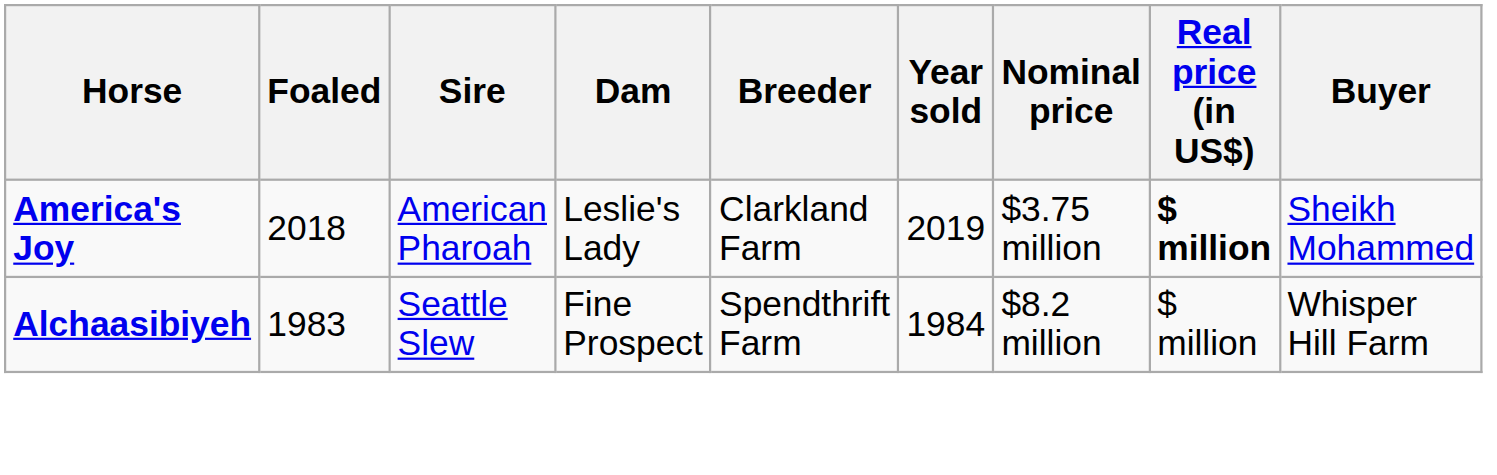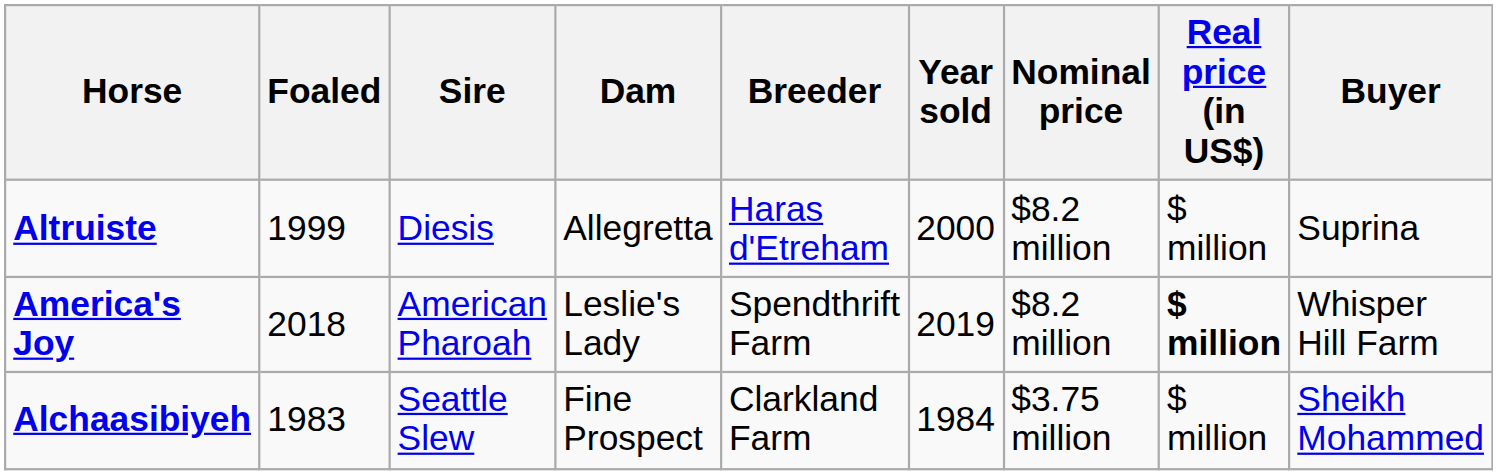+ row: (85, 227)
(794, 227) Clarkland Farm -> (814, 323) Spendthrift Farm
(1052, 227) $3.75 million -> (1061, 323) $8.2 million
(1381, 227) Sheikh Mohammed -> (1368, 323) Whisper Hill Farm
(805, 323) Spendthrift Farm -> (804, 419) Clarkland Farm
(1052, 323) $8.2 million -> (1061, 419) $3.75 million
(1358, 323) Whisper Hill Farm -> (1391, 419) Sheikh Mohammed
